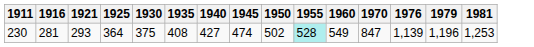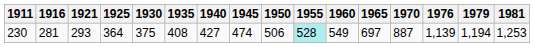+ column: (374, 14)
(274, 33) 502 -> (274, 33) 506
(371, 33) 847 -> (403, 33) 887
(444, 33) 1,196 -> (476, 33) 1,194
